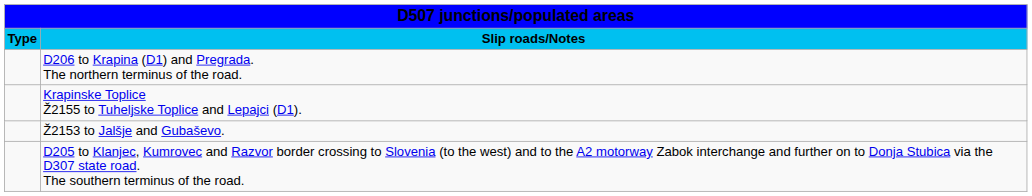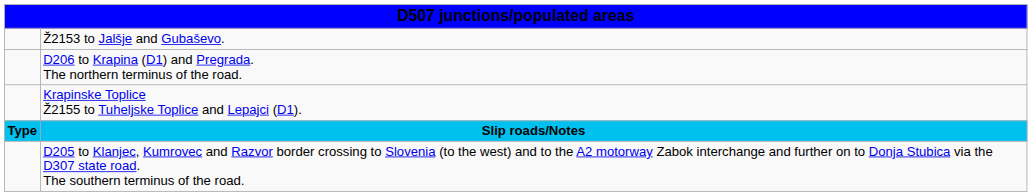rows swapped: (534, 38) <-> (134, 130)
